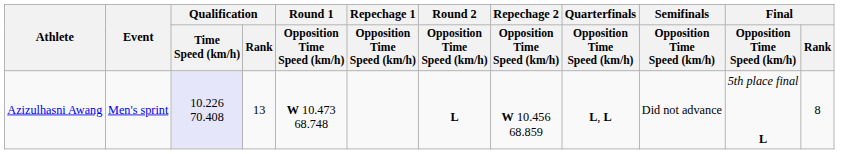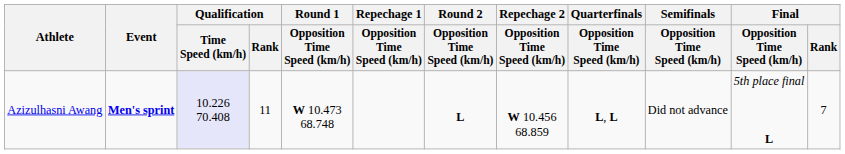(138, 110) normal -> (141, 110) bold
(259, 110) 13 -> (265, 110) 11
(818, 110) 8 -> (824, 110) 7
